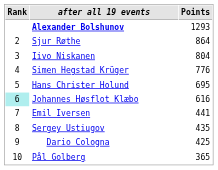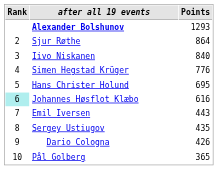(203, 56) 804 -> (203, 56) 840
(203, 114) 441 -> (203, 114) 443
(203, 143) 425 -> (203, 143) 426
